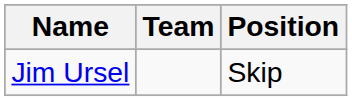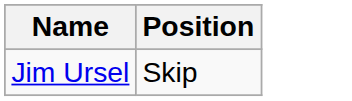- column: (178, 26)
